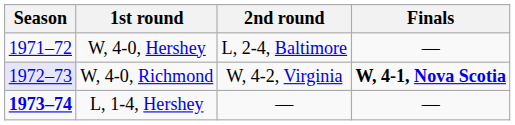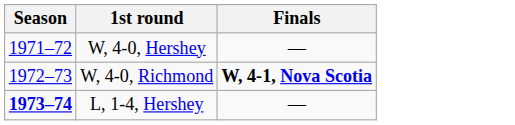- column: (284, 18)
(40, 76) lavender background -> (40, 76) no background
